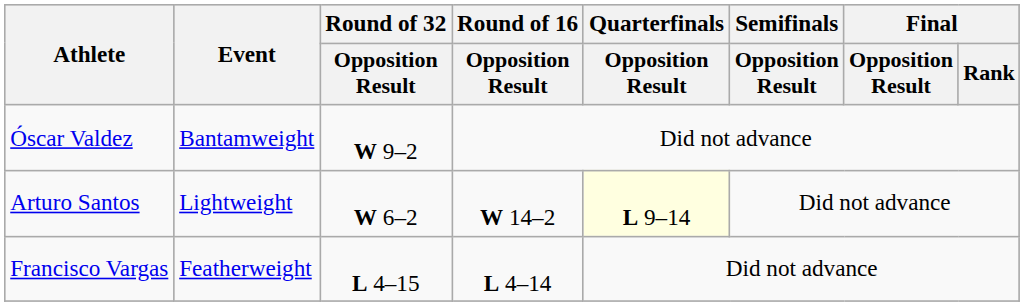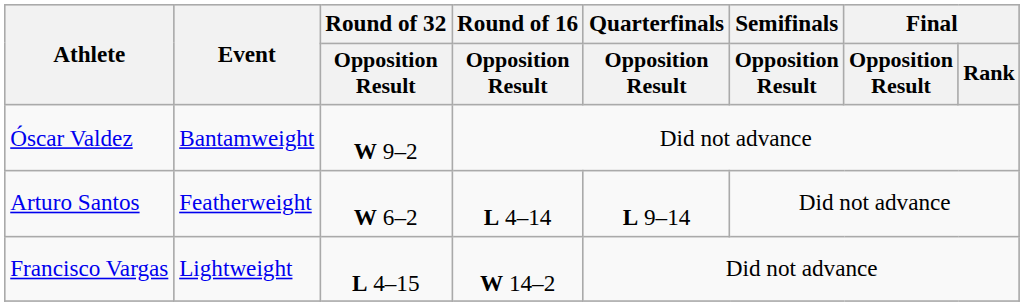(236, 203) Lightweight -> (245, 203) Featherweight
(518, 217) W 14–2 -> (518, 217) L 4–14
(657, 217) lightyellow background -> (657, 217) no background
(245, 269) Featherweight -> (236, 269) Lightweight
(518, 282) L 4–14 -> (518, 282) W 14–2
